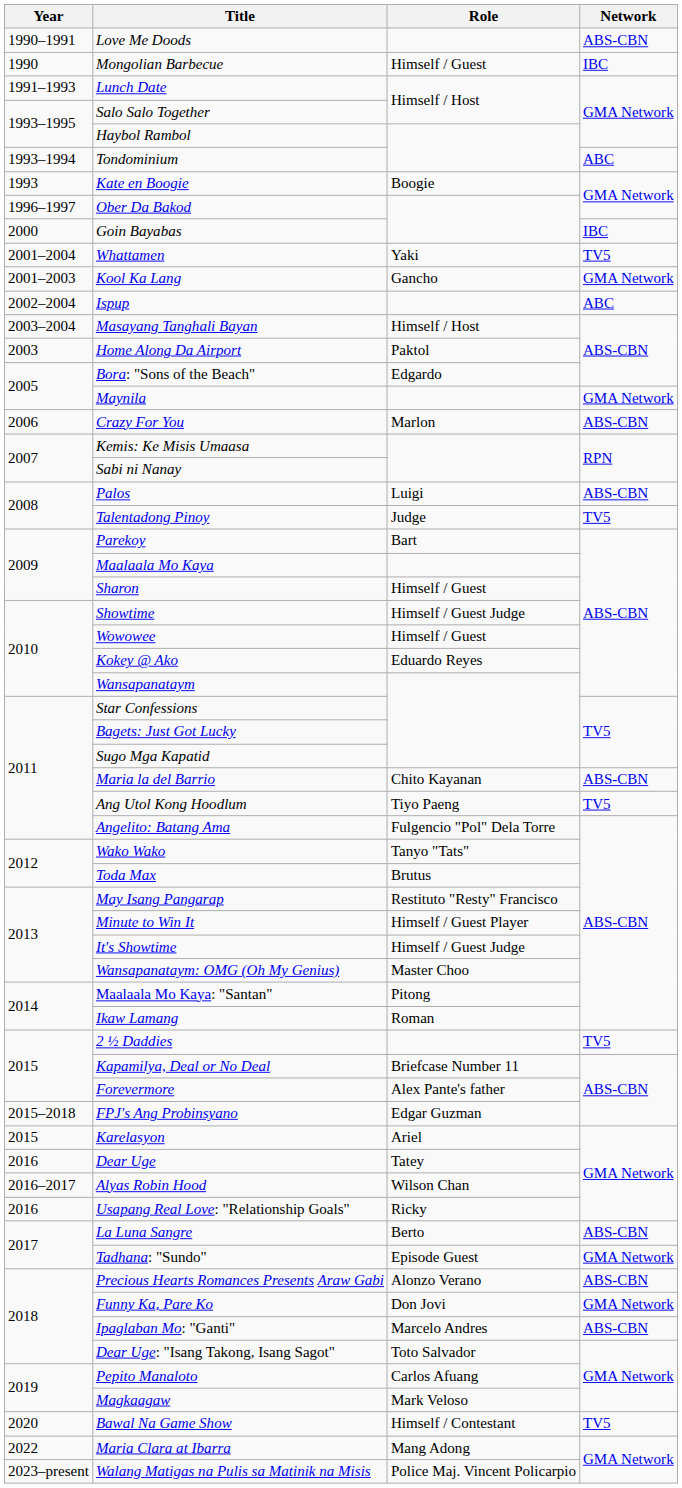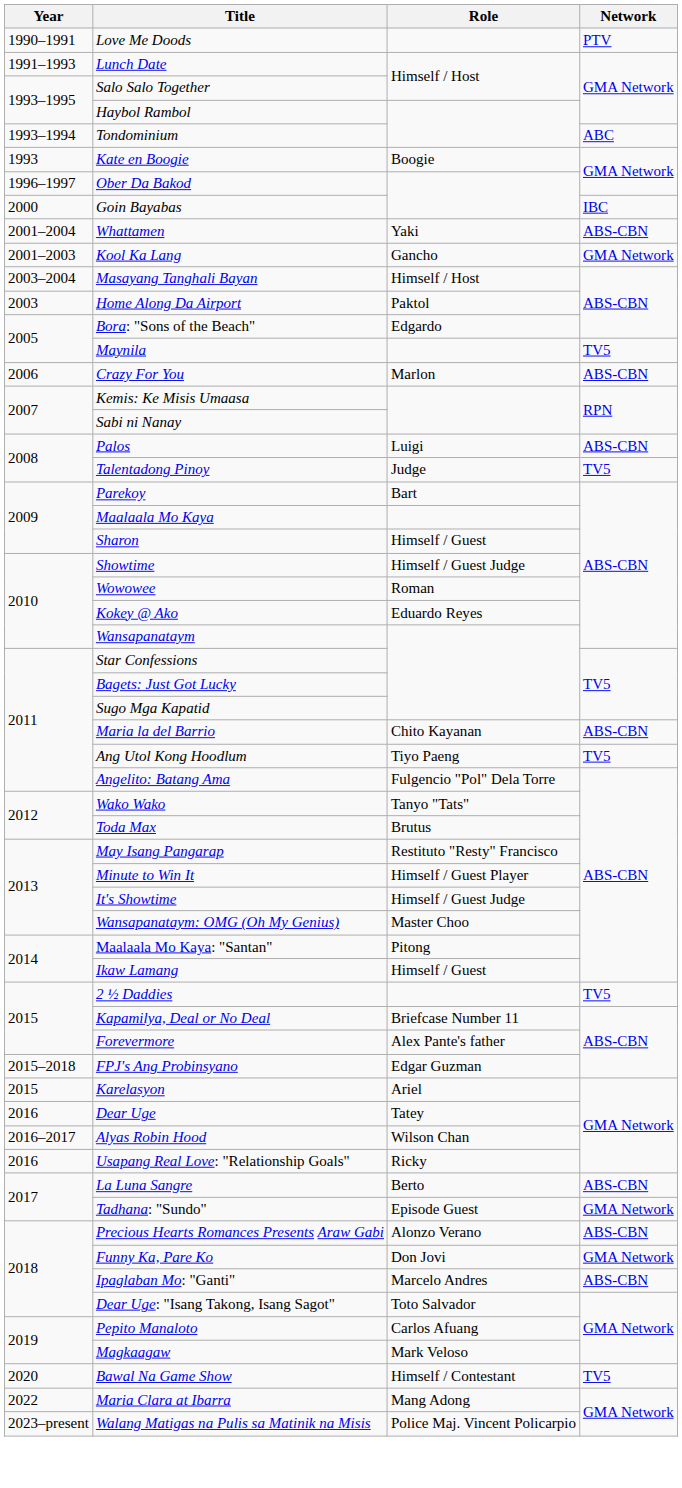(616, 40) ABS-CBN -> (597, 40) PTV
- row: (160, 64)
(597, 254) TV5 -> (616, 231) ABS-CBN
- row: (113, 302)
(628, 398) GMA Network -> (597, 350) TV5
(439, 636) Himself / Guest -> (413, 588) Roman
(413, 1018) Roman -> (439, 970) Himself / Guest
